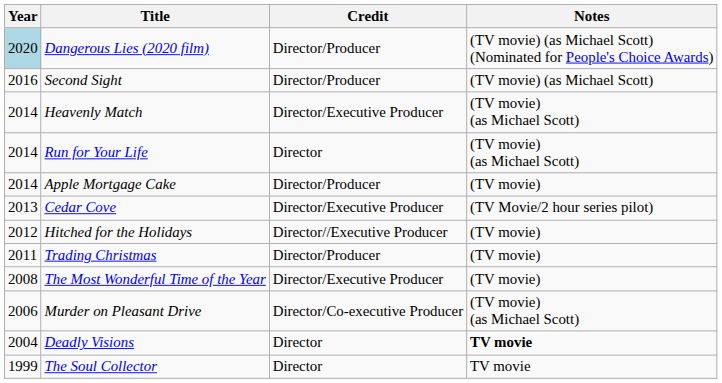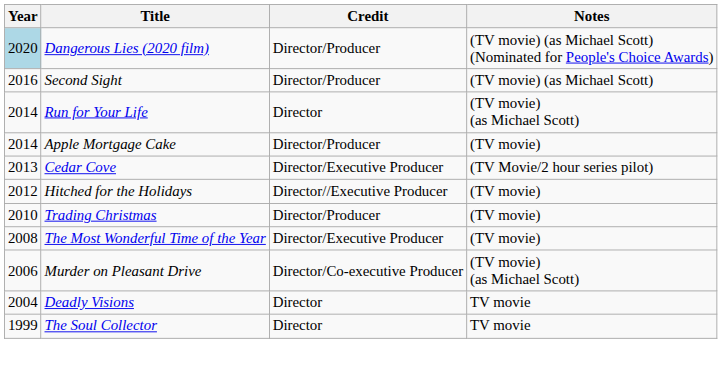- row: (93, 112)
(22, 255) 2011 -> (23, 214) 2010
(501, 342) bold -> (500, 302) normal
